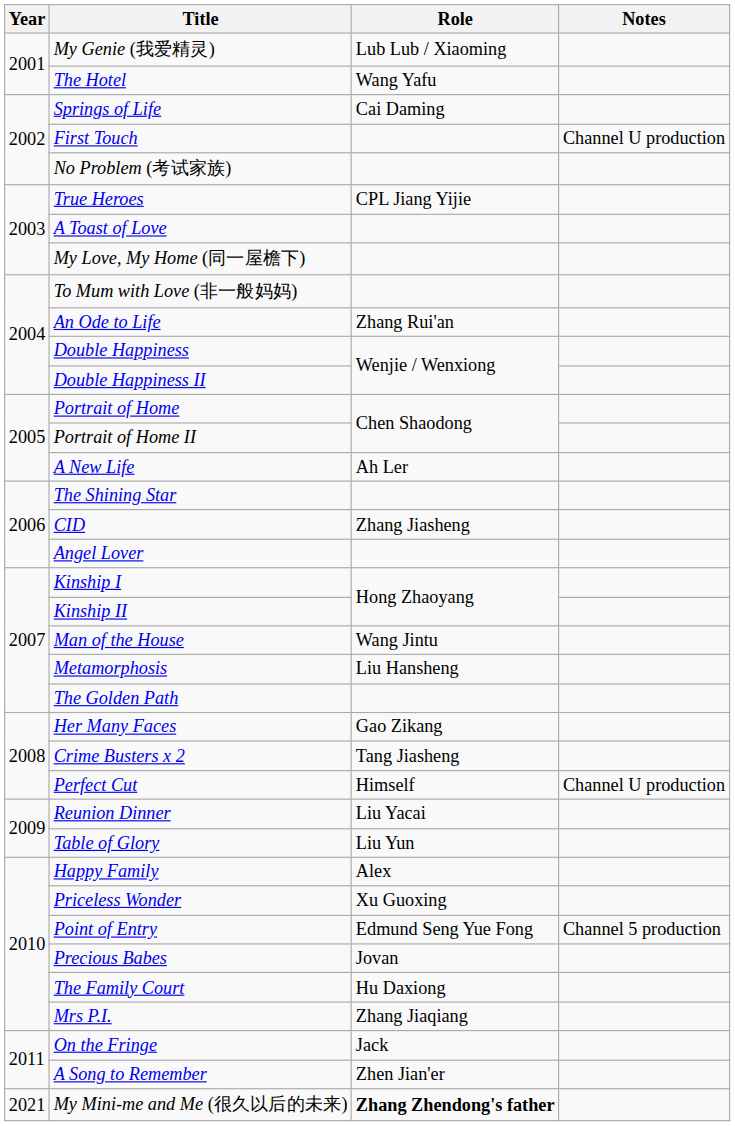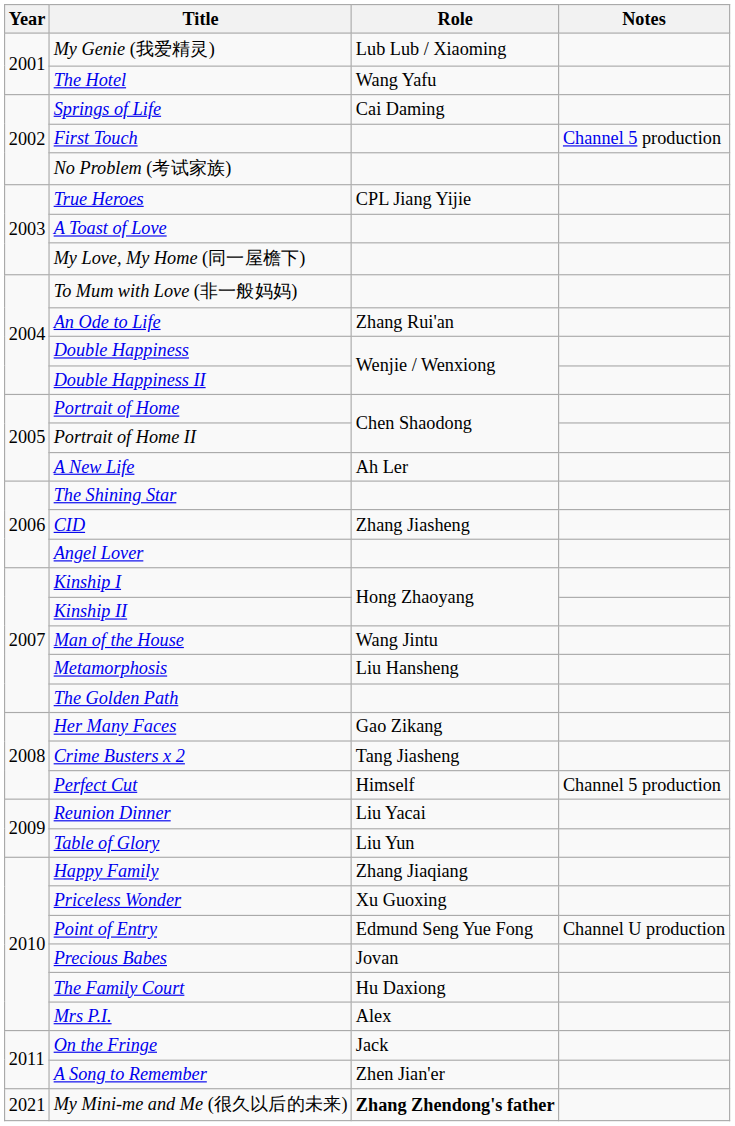(644, 138) Channel U production -> (642, 138) Channel 5 production
(644, 784) Channel U production -> (642, 784) Channel 5 production
(374, 871) Alex -> (412, 871) Zhang Jiaqiang
(642, 929) Channel 5 production -> (644, 929) Channel U production
(412, 1016) Zhang Jiaqiang -> (374, 1016) Alex
